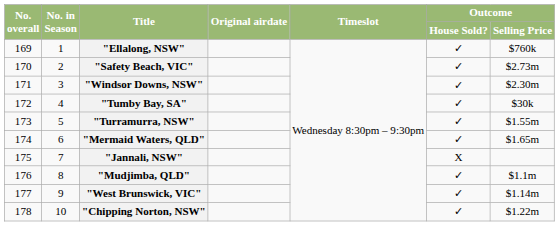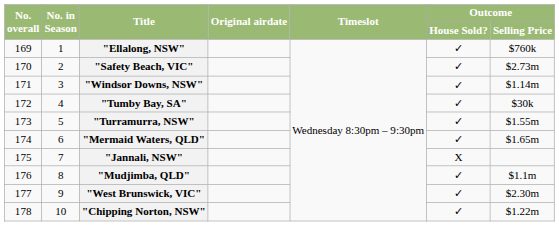(522, 85) $2.30m -> (522, 85) $1.14m
(522, 193) $1.14m -> (522, 193) $2.30m
